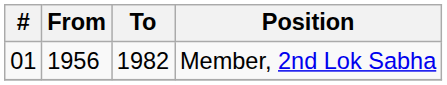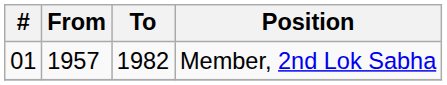(73, 60) 1956 -> (73, 60) 1957
